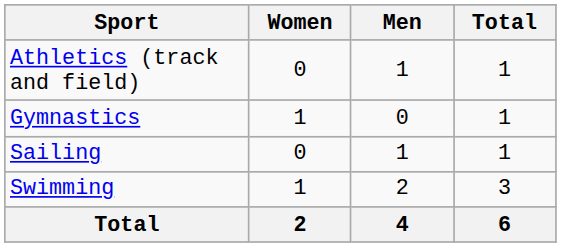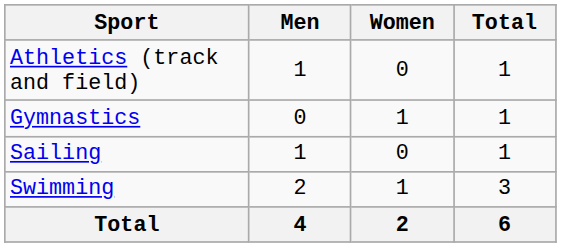columns swapped: (402, 23) <-> (300, 23)
